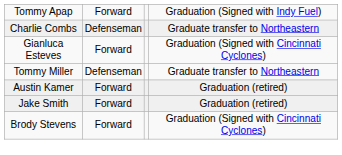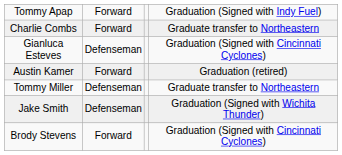(113, 28) Defenseman -> (113, 28) Forward
(113, 50) Forward -> (113, 50) Defenseman
rows swapped: (43, 87) <-> (43, 71)
(113, 103) Forward -> (113, 109) Defenseman
(243, 103) Graduation (retired) -> (243, 109) Graduation (Signed with Wichita Thunder)
